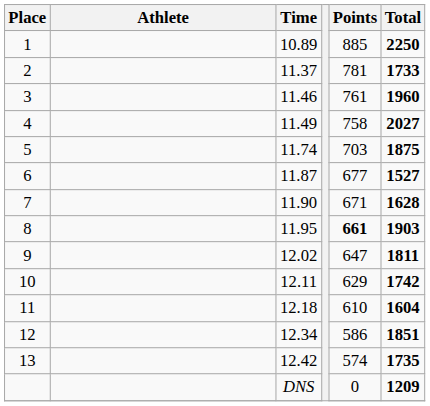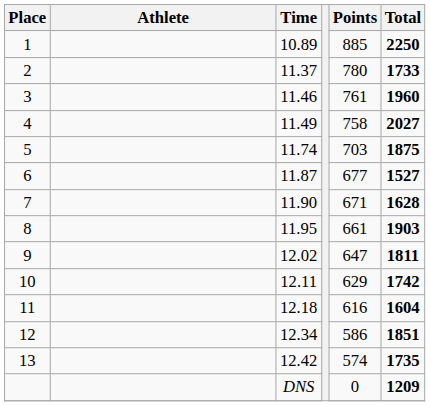(355, 70) 781 -> (355, 70) 780
(355, 228) bold -> (355, 228) normal
(355, 307) 610 -> (355, 307) 616
